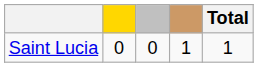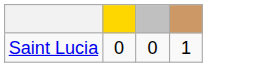- column: (228, 18)
